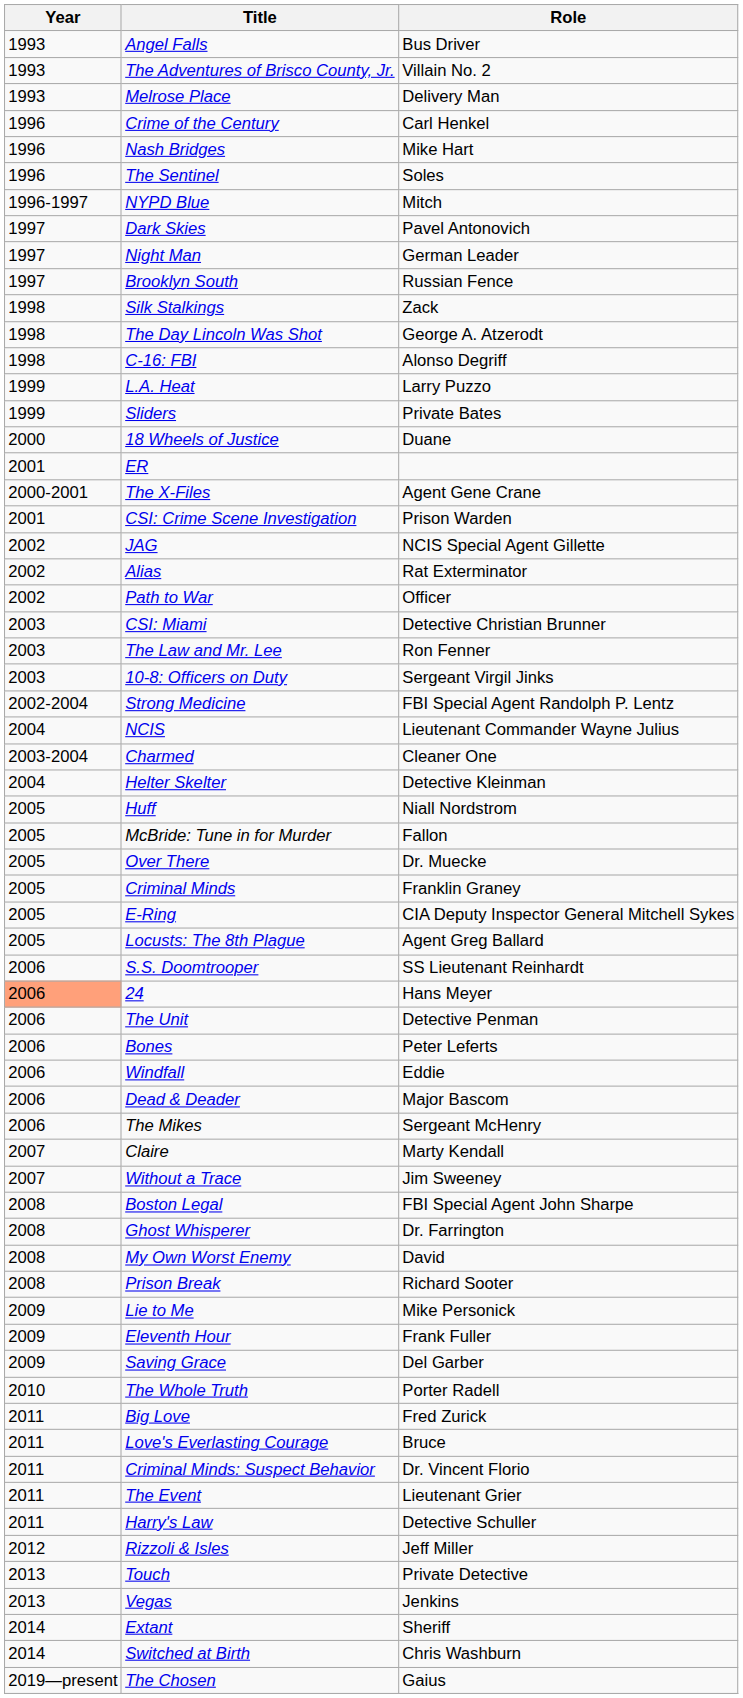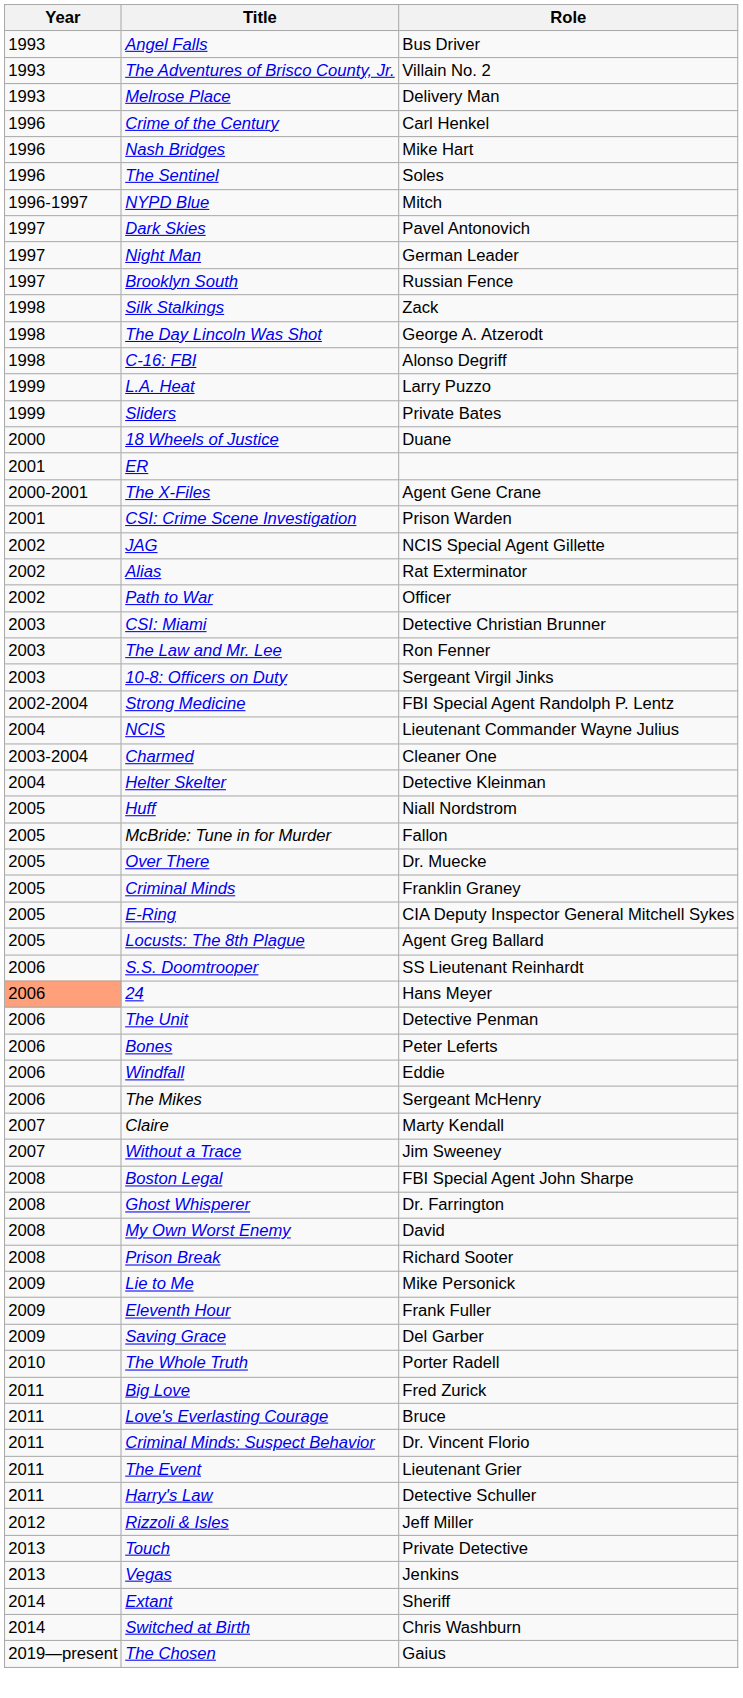- row: (183, 1099)
